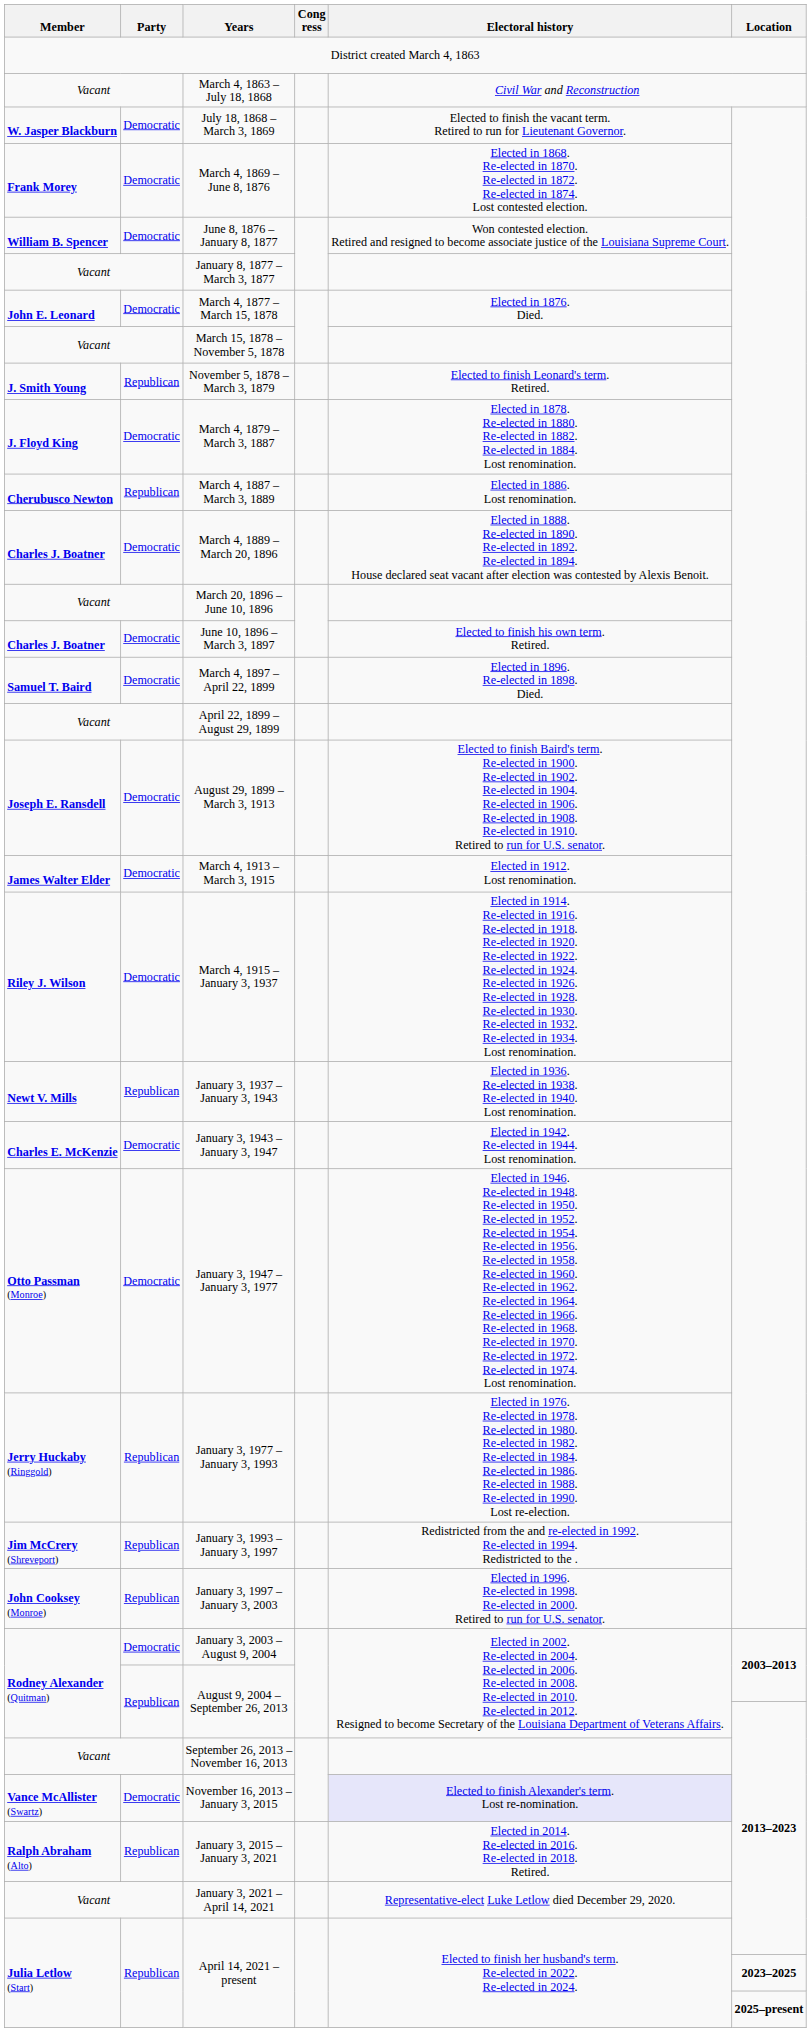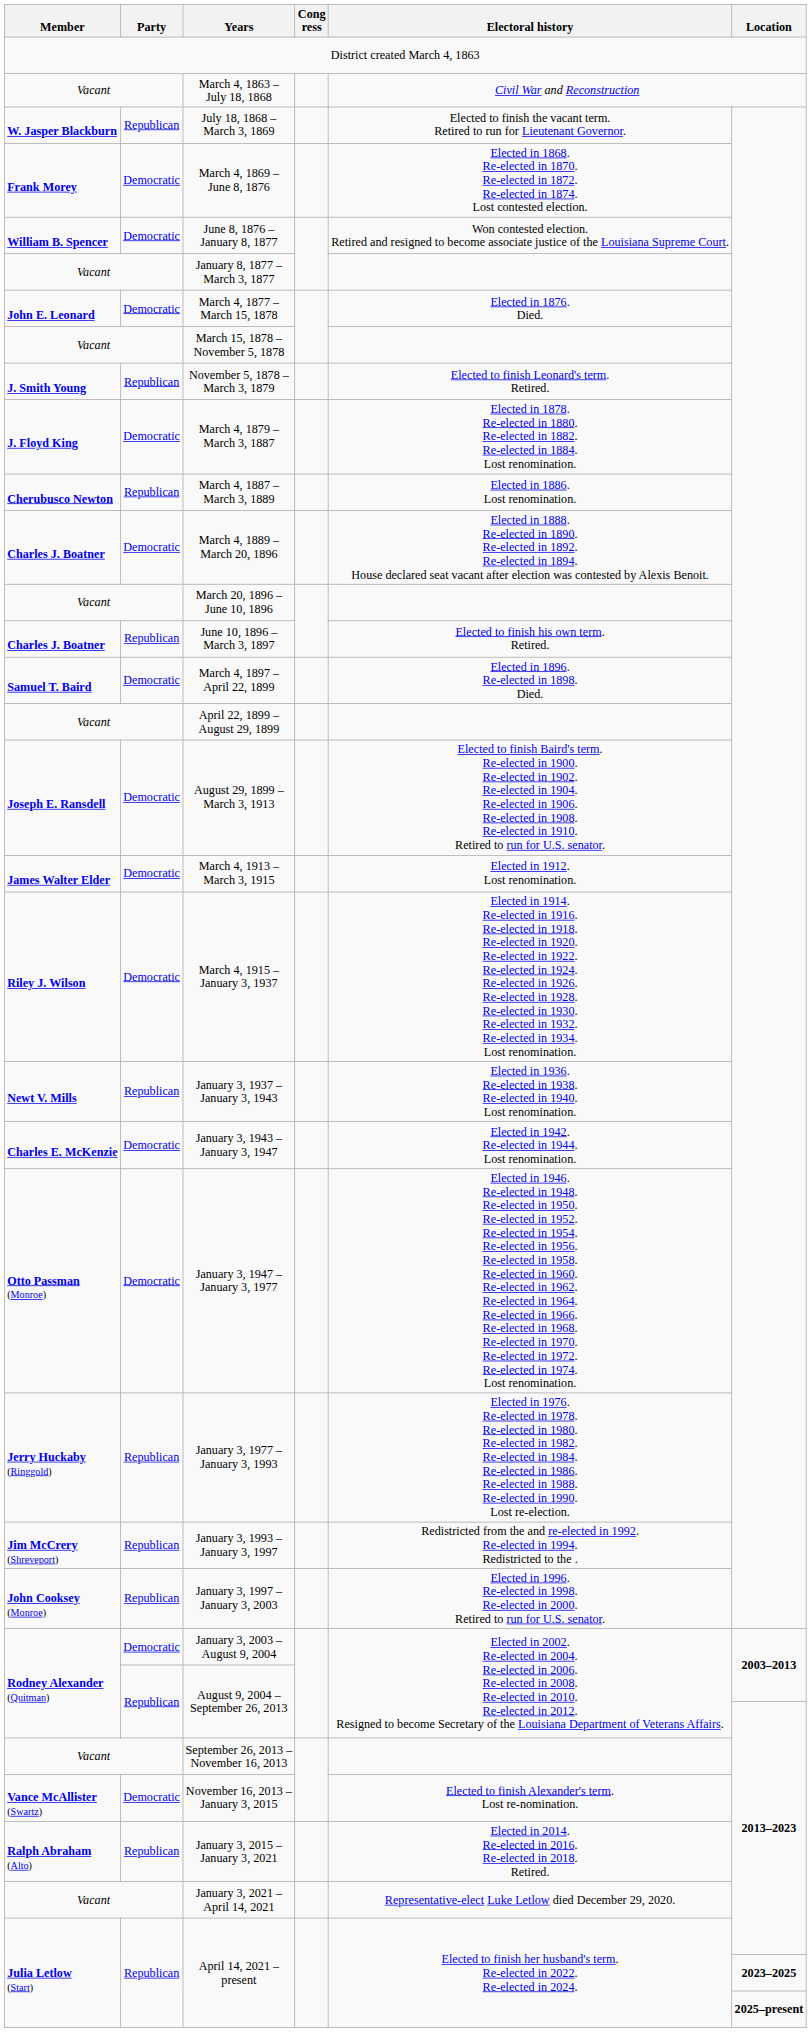(152, 125) Democratic -> (152, 125) Republican
(152, 639) Democratic -> (152, 639) Republican
(530, 1798) lavender background -> (530, 1798) no background
